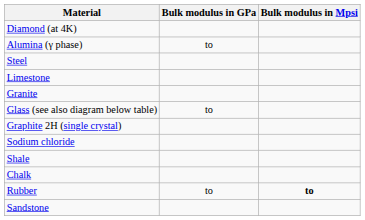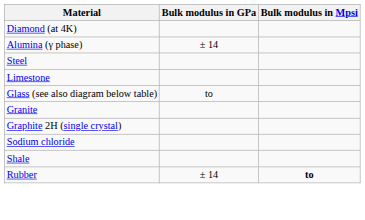(209, 45) to -> (209, 45) ± 14
rows swapped: (22, 93) <-> (82, 110)
- row: (19, 175)
(209, 191) to -> (209, 175) ± 14
- row: (28, 207)
